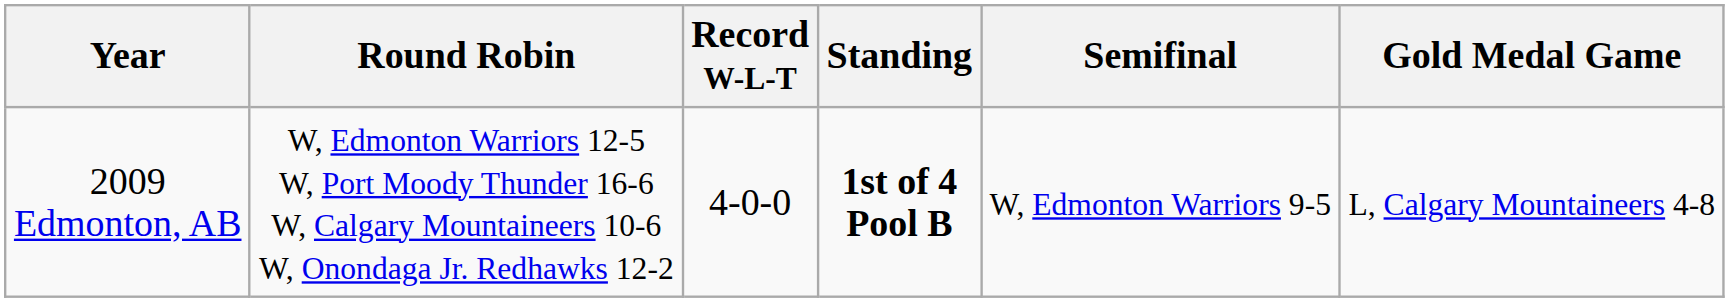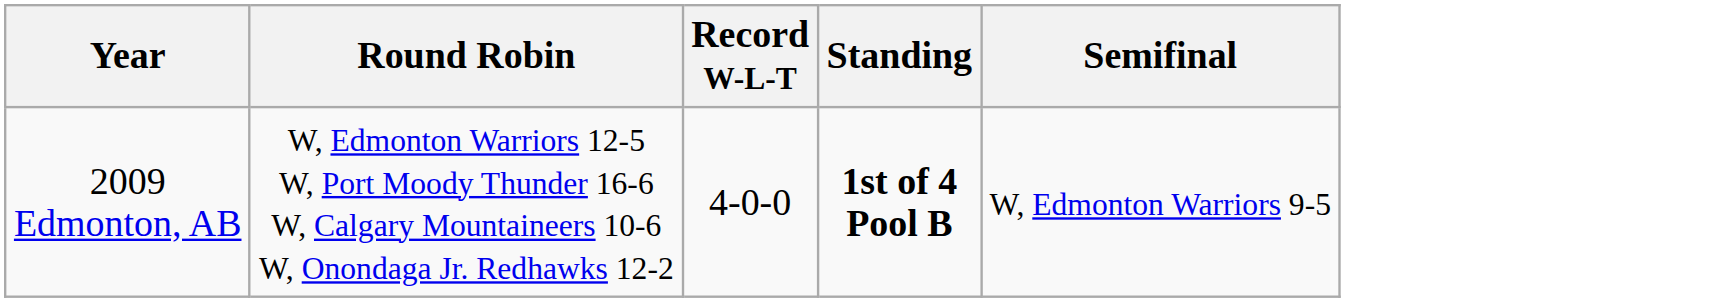- column: (1532, 55)
